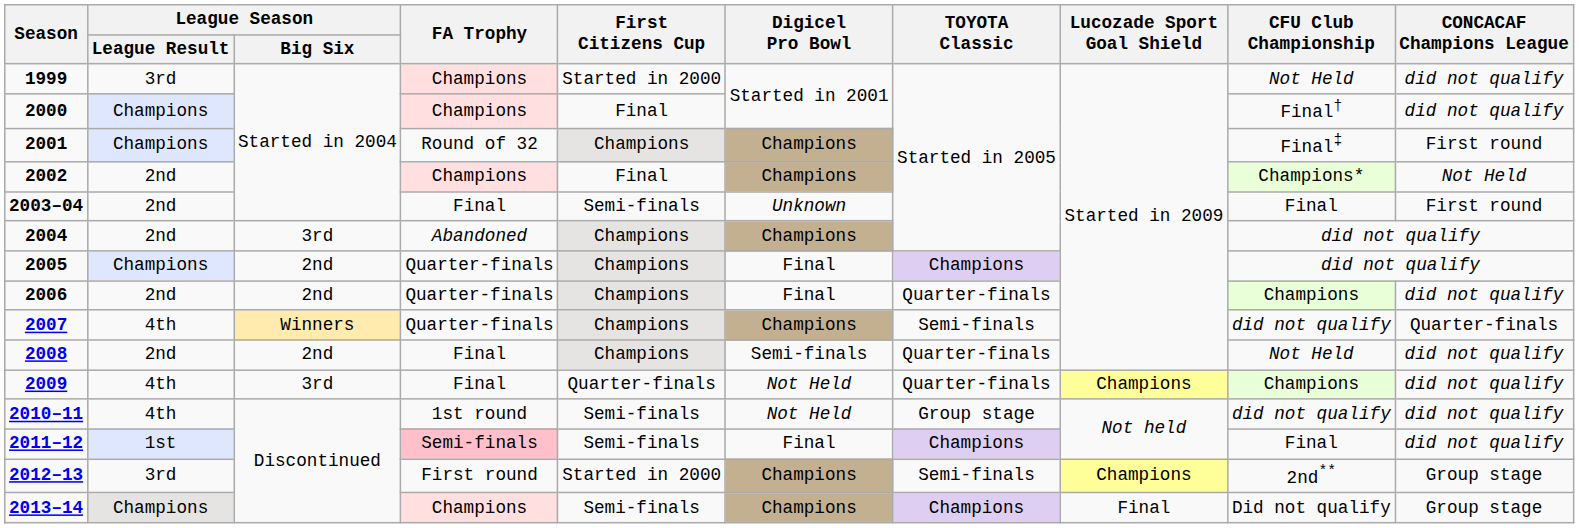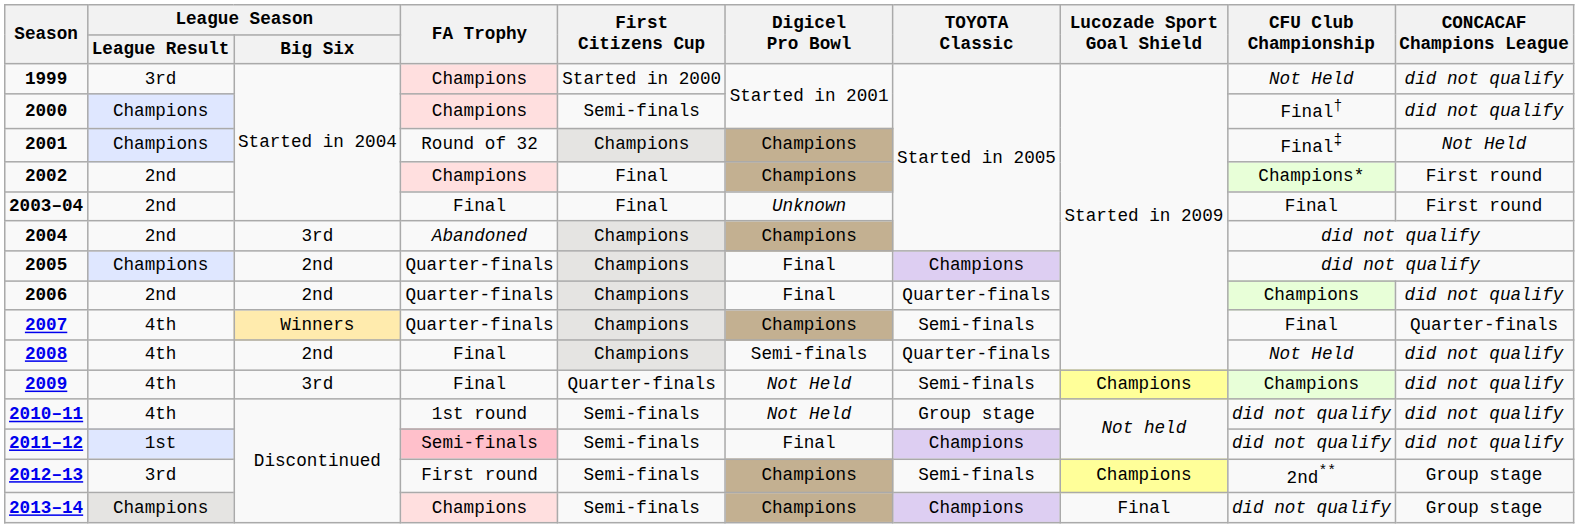(642, 110) Final -> (642, 110) Semi-finals
(1484, 145) First round -> (1484, 145) Not Held
(1484, 176) Not Held -> (1484, 176) First round
(642, 206) Semi-finals -> (642, 206) Final
(1311, 325) did not qualify -> (1311, 325) Final
(161, 355) 2nd -> (161, 355) 4th
(976, 384) Quarter-finals -> (976, 384) Semi-finals
(1311, 444) Final -> (1311, 444) did not qualify
(642, 475) Started in 2000 -> (642, 475) Semi-finals
(1311, 507) Did not qualify -> (1311, 507) did not qualify
